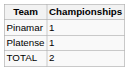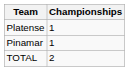rows swapped: (25, 27) <-> (26, 43)
